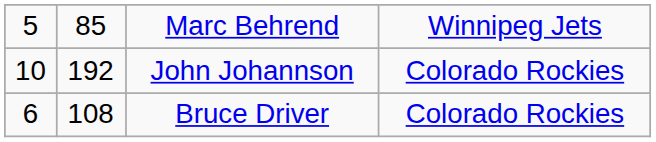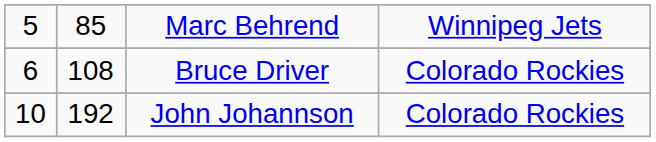rows swapped: (252, 114) <-> (252, 70)
